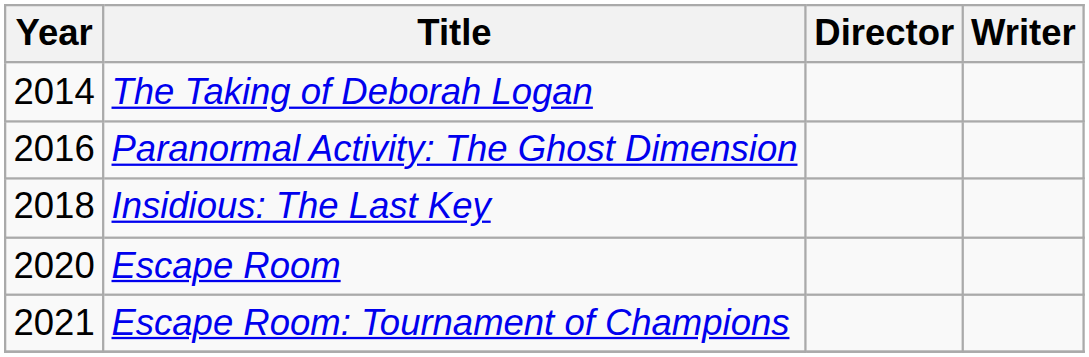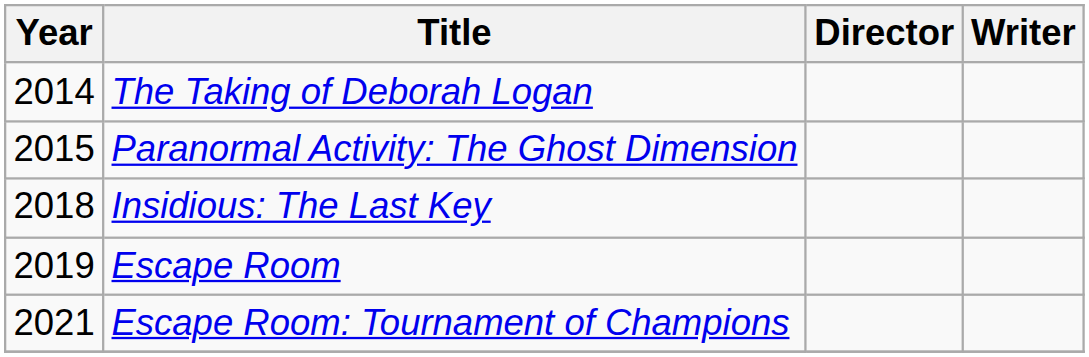(54, 149) 2016 -> (54, 149) 2015
(54, 264) 2020 -> (54, 264) 2019
